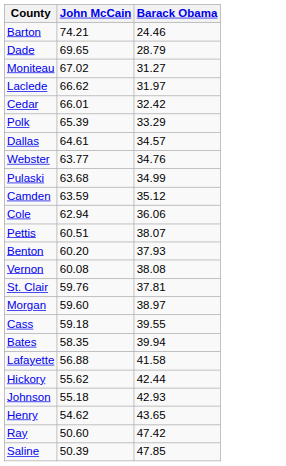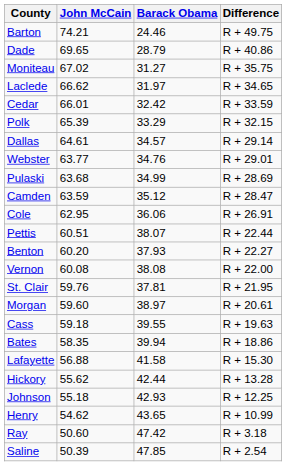+ column: (251, 13)
(74, 214) 62.94 -> (74, 214) 62.95
